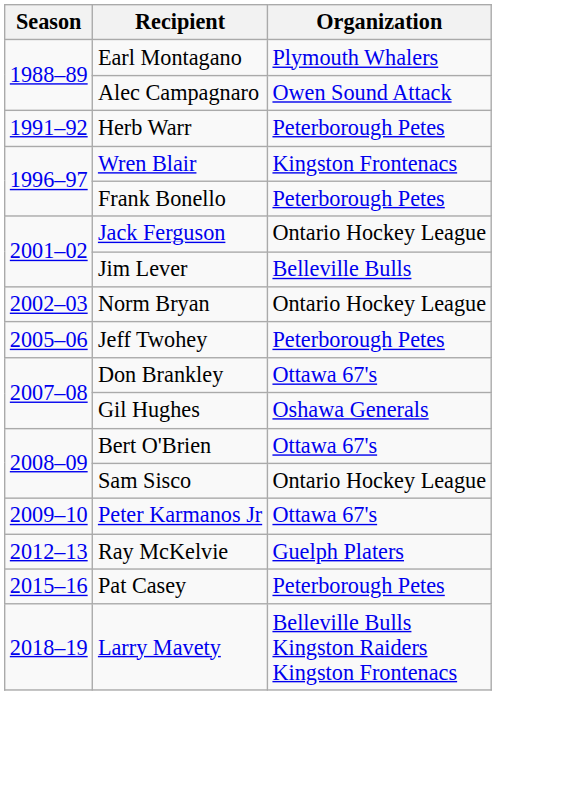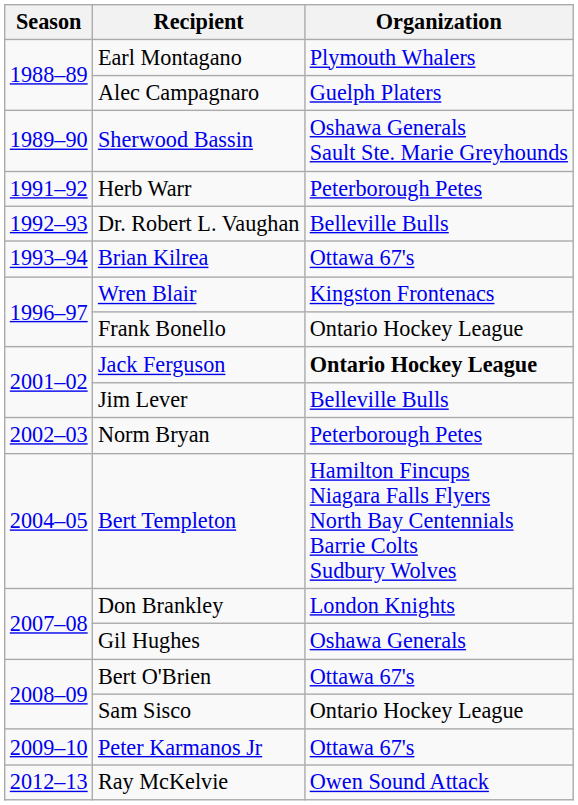(362, 92) Owen Sound Attack -> (376, 92) Guelph Platers
+ row: (175, 140)
+ row: (199, 223)
+ row: (153, 258)
(359, 198) Peterborough Petes -> (417, 329) Ontario Hockey League
(379, 233) normal -> (423, 364) bold
(379, 304) Ontario Hockey League -> (396, 435) Peterborough Petes
+ row: (167, 520)
- row: (153, 339)
(325, 374) Ottawa 67's -> (382, 605) London Knights
(338, 551) Guelph Platers -> (399, 782) Owen Sound Attack
- row: (142, 586)
- row: (159, 646)
